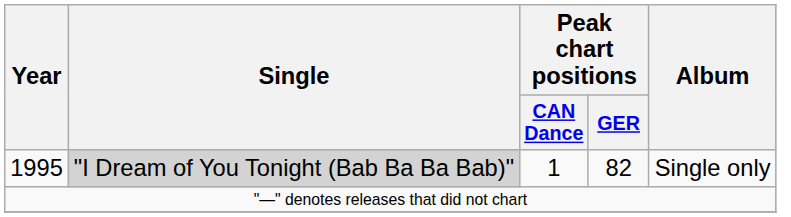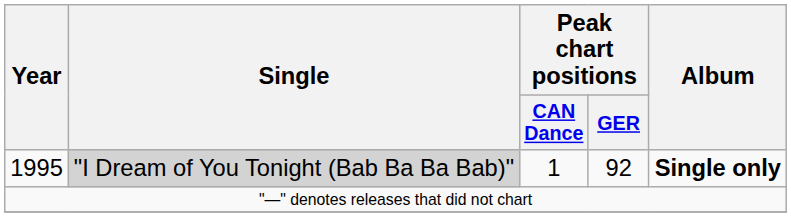(619, 167) 82 -> (619, 167) 92
(713, 167) normal -> (718, 167) bold
